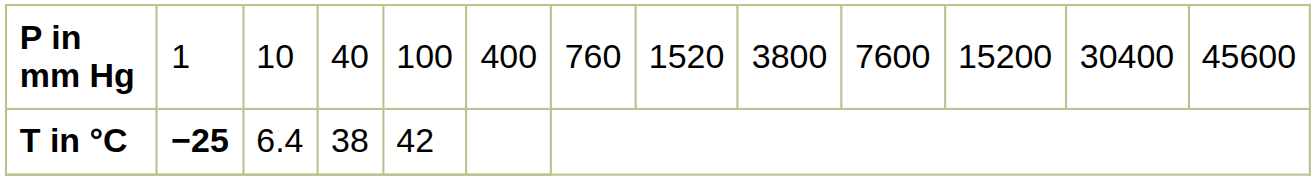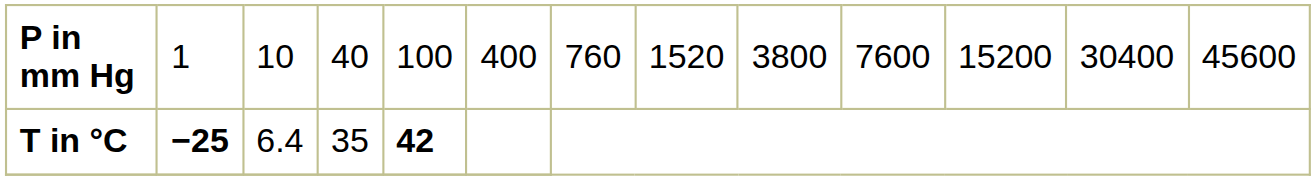(350, 141) 38 -> (350, 141) 35
(415, 141) normal -> (415, 141) bold
